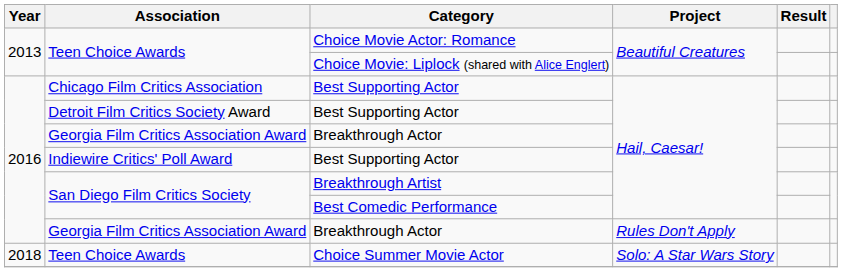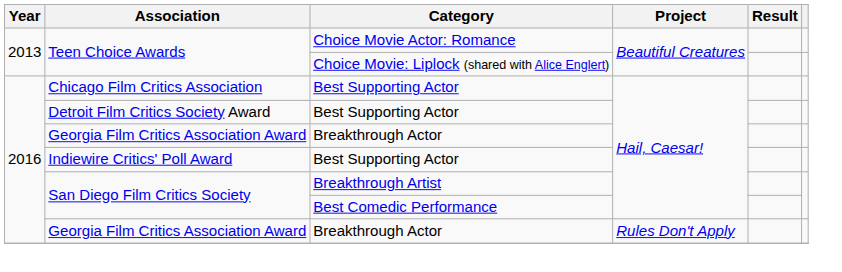- row: (117, 254)
